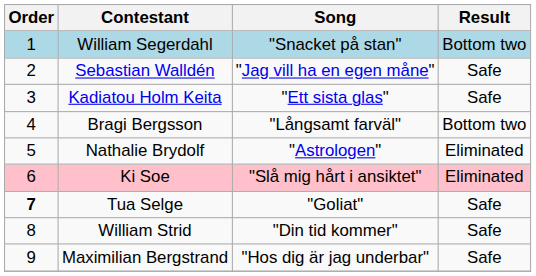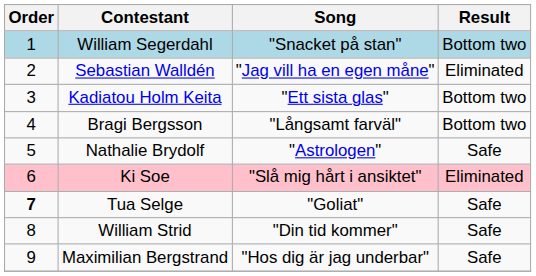(484, 71) Safe -> (484, 71) Eliminated
(484, 97) Safe -> (484, 97) Bottom two
(484, 151) Eliminated -> (484, 151) Safe
